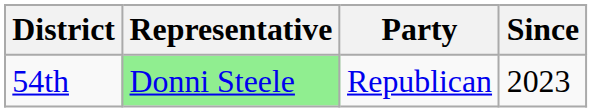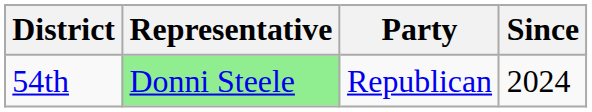(539, 80) 2023 -> (539, 80) 2024
